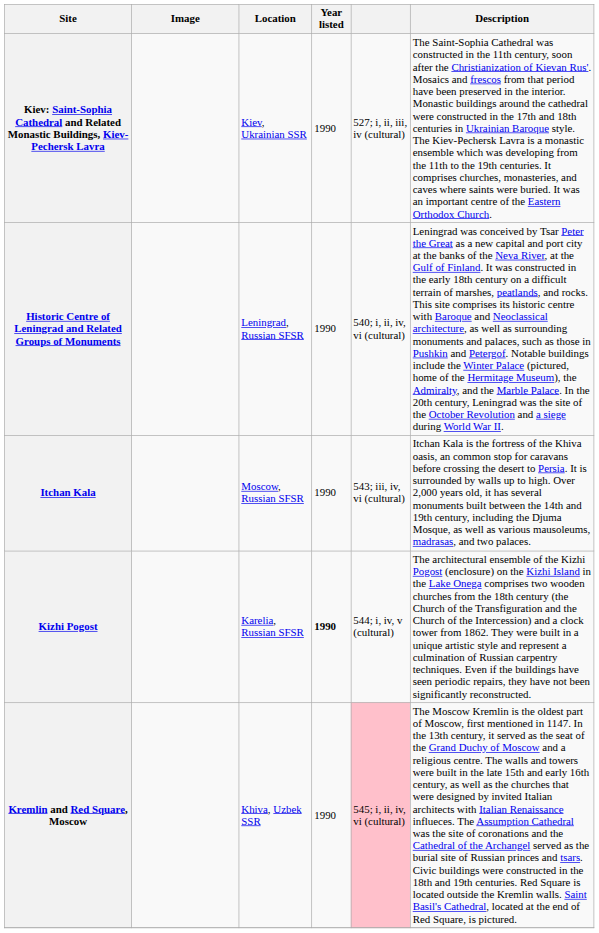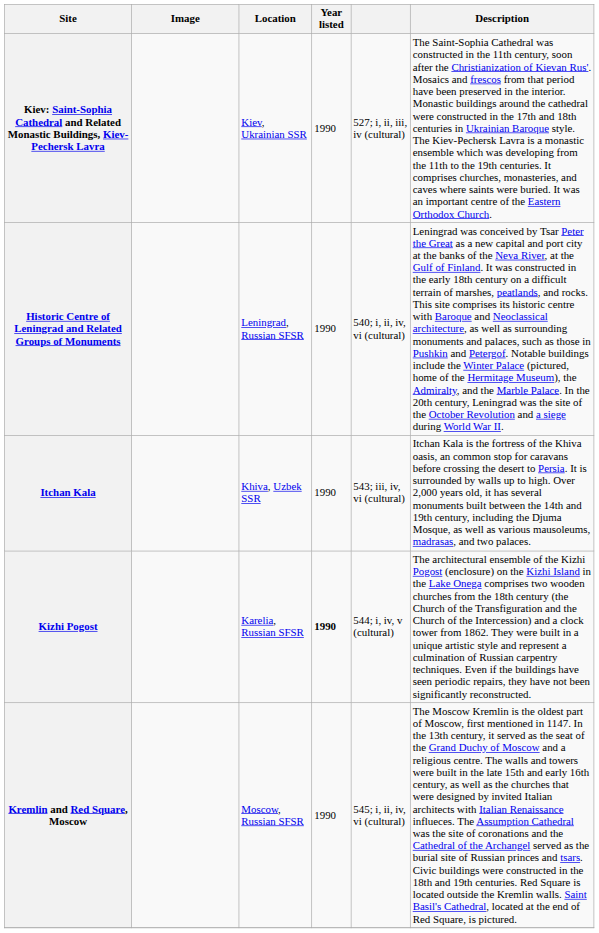(273, 493) Moscow, Russian SFSR -> (271, 493) Khiva, Uzbek SSR
(271, 815) Khiva, Uzbek SSR -> (273, 815) Moscow, Russian SFSR
(380, 815) pink background -> (380, 815) no background
